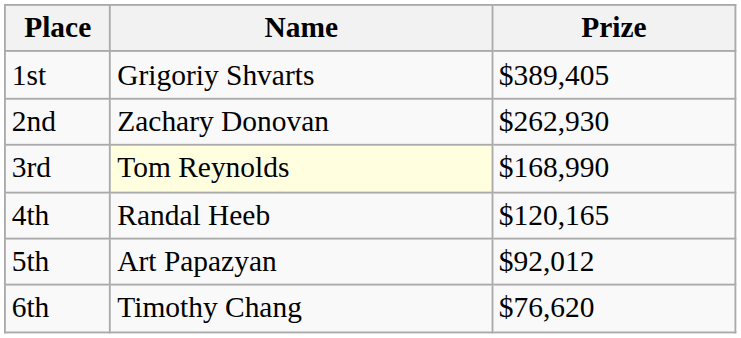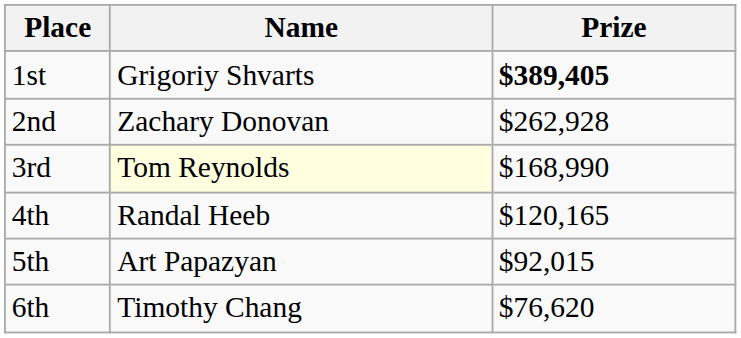(554, 74) normal -> (554, 74) bold
(554, 121) $262,930 -> (554, 121) $262,928
(547, 261) $92,012 -> (547, 261) $92,015
